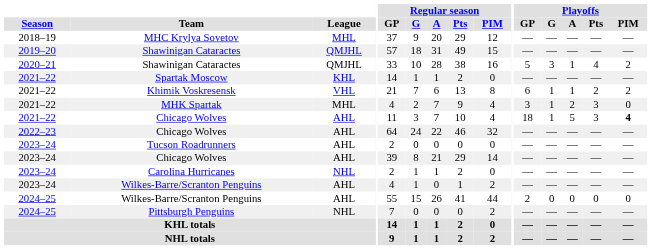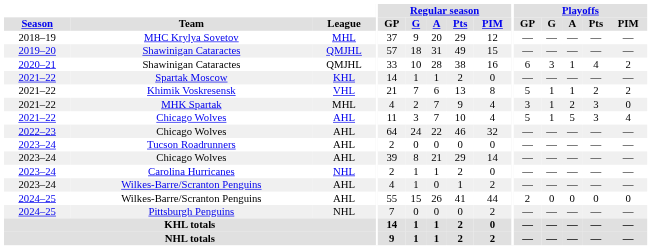(528, 64) 5 -> (528, 64) 6
(528, 91) 6 -> (528, 91) 5
(528, 118) 18 -> (528, 118) 5
(628, 118) bold -> (628, 118) normal
